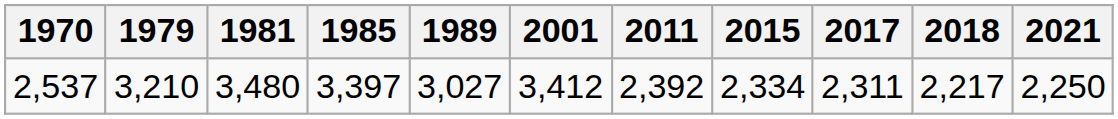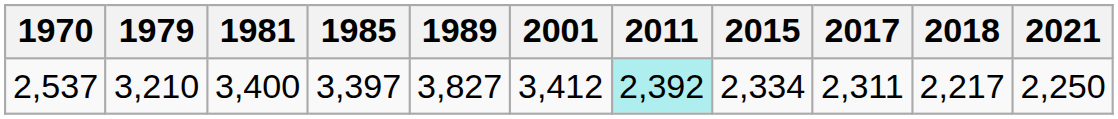(258, 85) 3,480 -> (258, 85) 3,400
(460, 85) 3,027 -> (460, 85) 3,827
(662, 85) no background -> (662, 85) paleturquoise background
